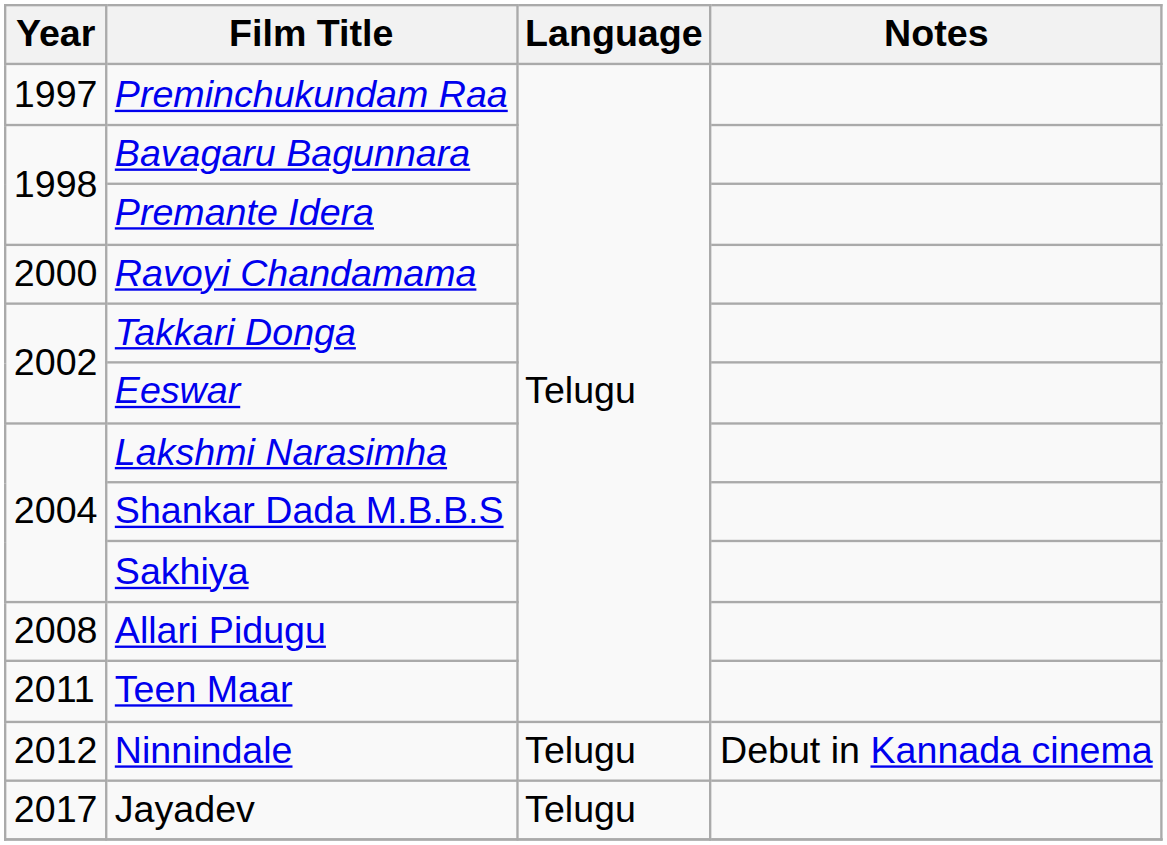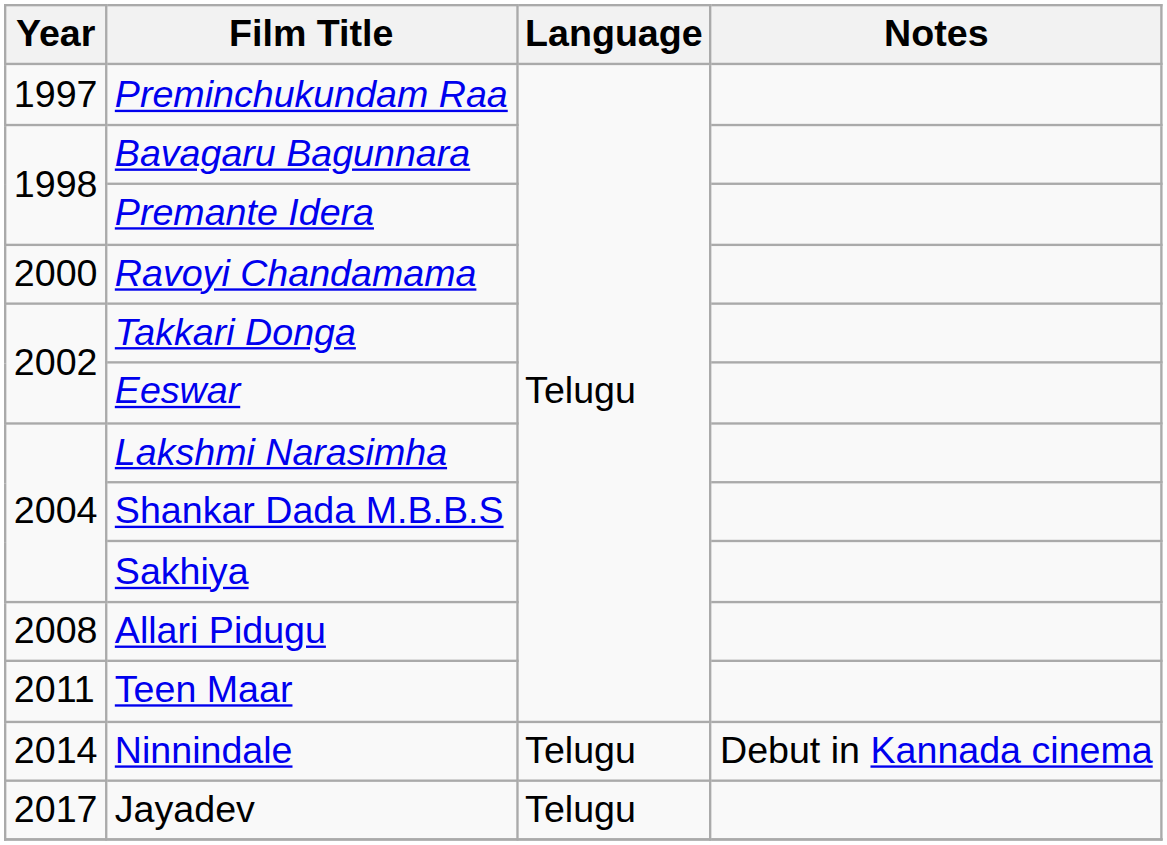(56, 749) 2012 -> (56, 749) 2014
